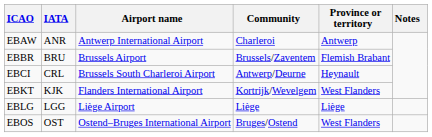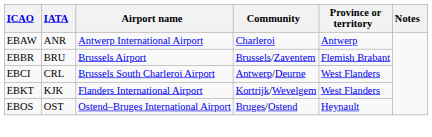(340, 73) Heynault -> (351, 73) West Flanders
- row: (20, 106)
(351, 123) West Flanders -> (340, 106) Heynault
